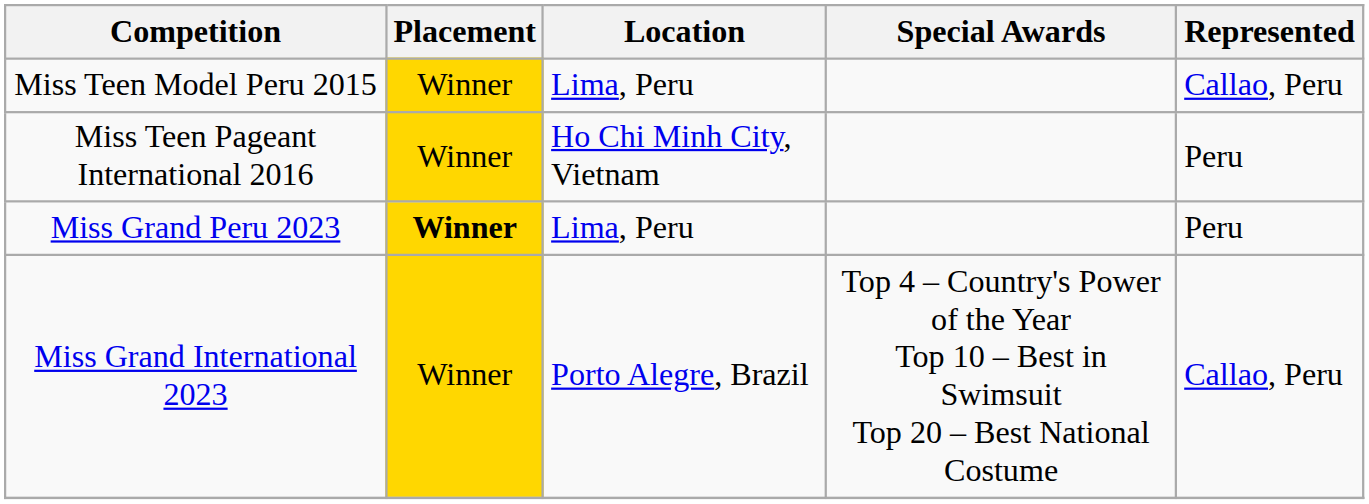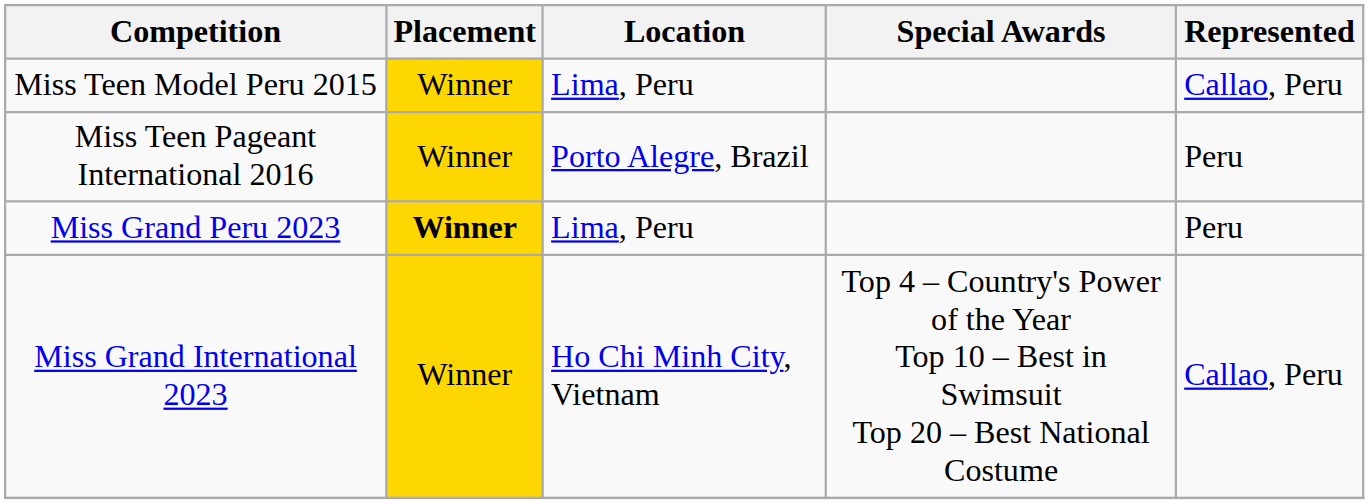(671, 156) Ho Chi Minh City, Vietnam -> (680, 156) Porto Alegre, Brazil
(680, 375) Porto Alegre, Brazil -> (671, 375) Ho Chi Minh City, Vietnam
